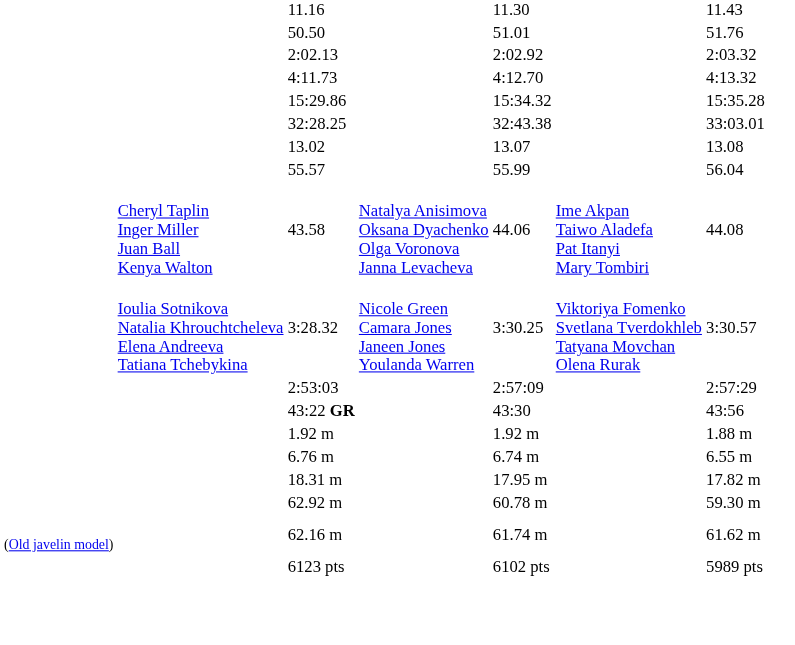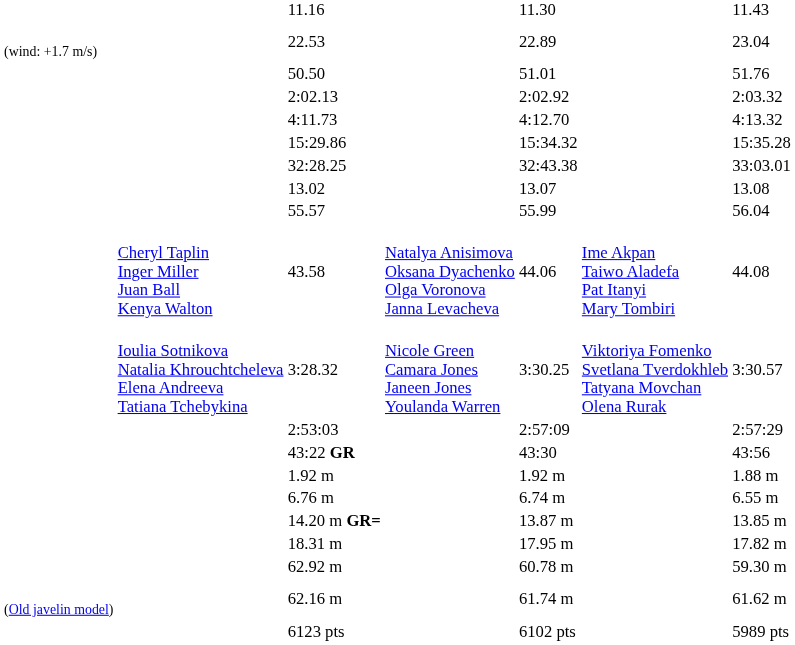+ row: (306, 41)
+ row: (334, 521)
